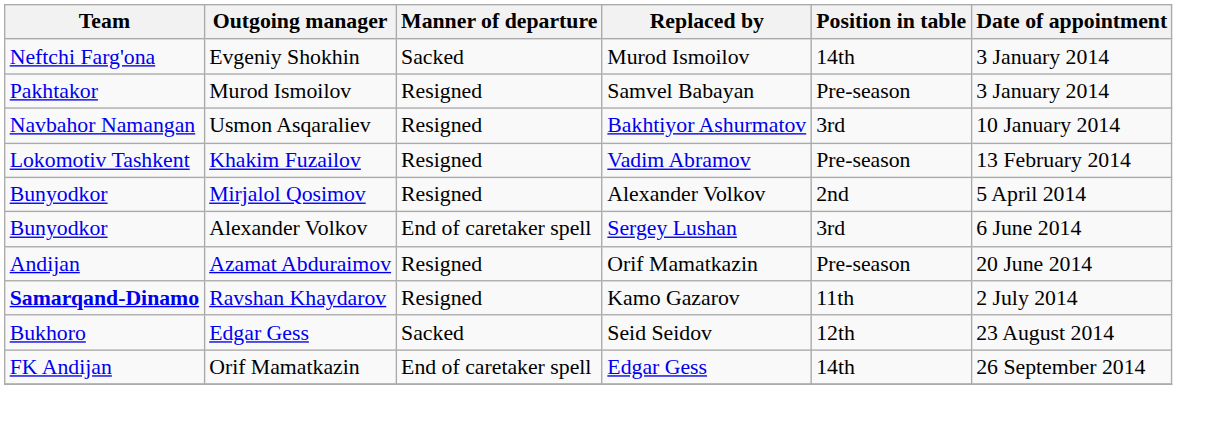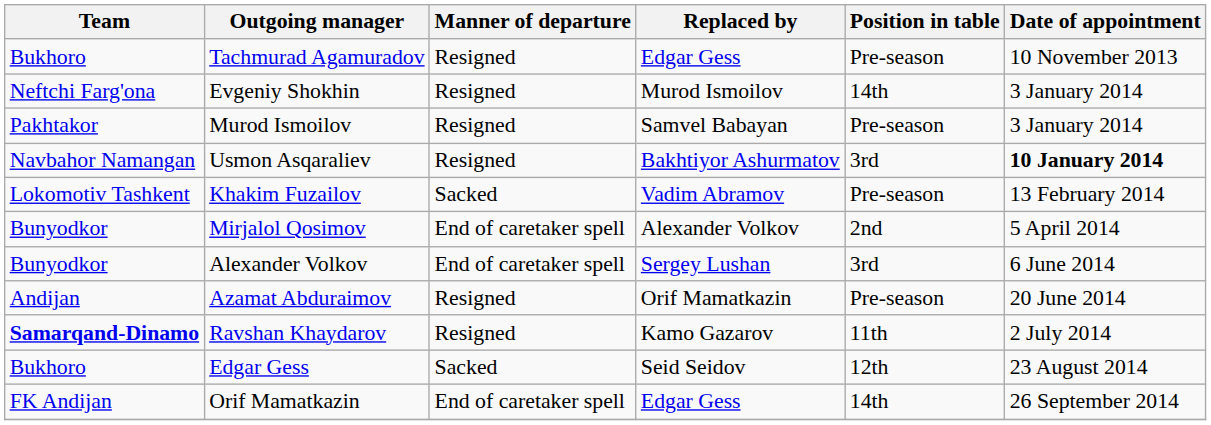+ row: (317, 56)
(433, 56) Sacked -> (475, 90) Resigned
(1048, 125) normal -> (1086, 159) bold
(442, 159) Resigned -> (466, 194) Sacked
(442, 194) Resigned -> (530, 228) End of caretaker spell
